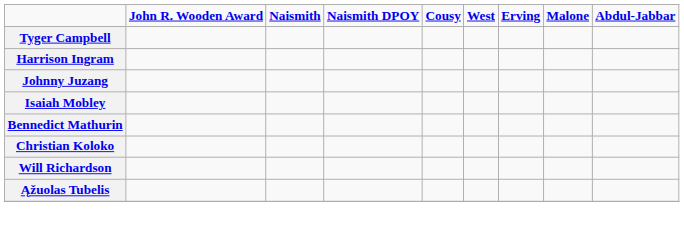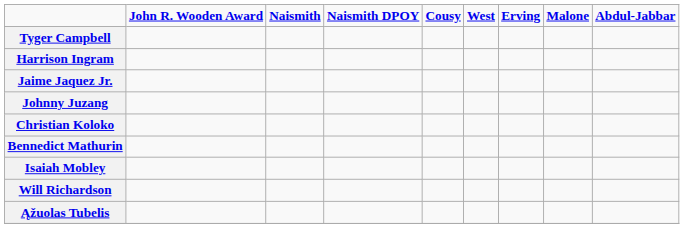+ row: (65, 81)
rows swapped: (65, 146) <-> (65, 103)
